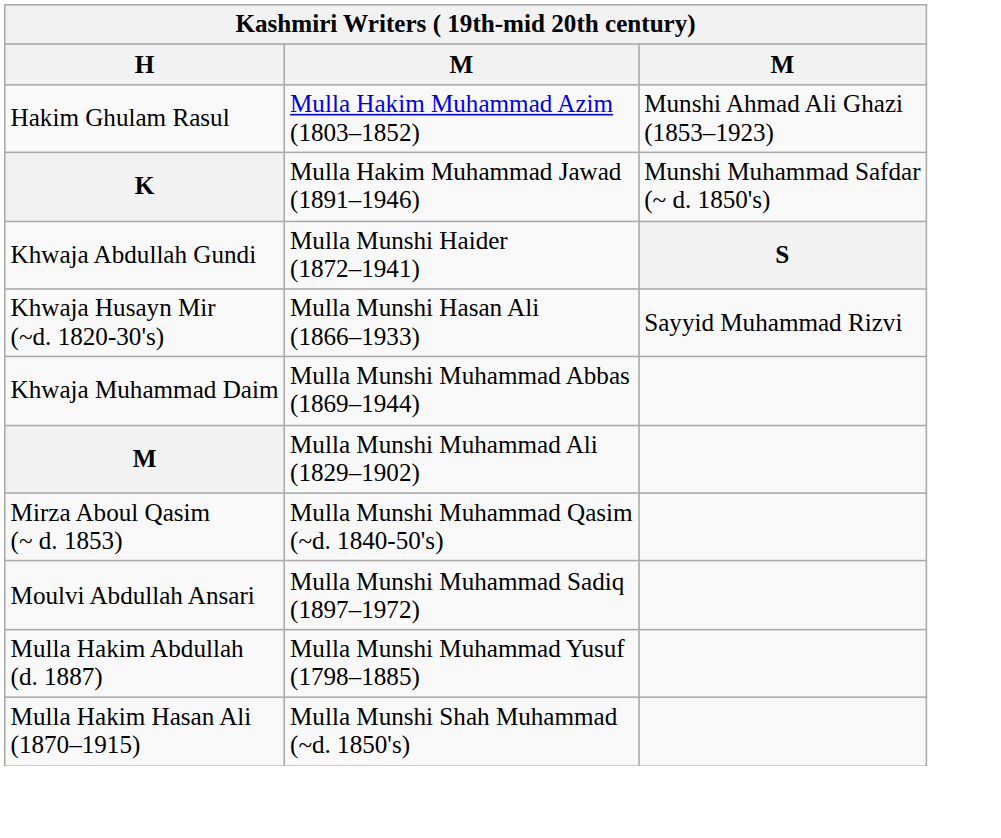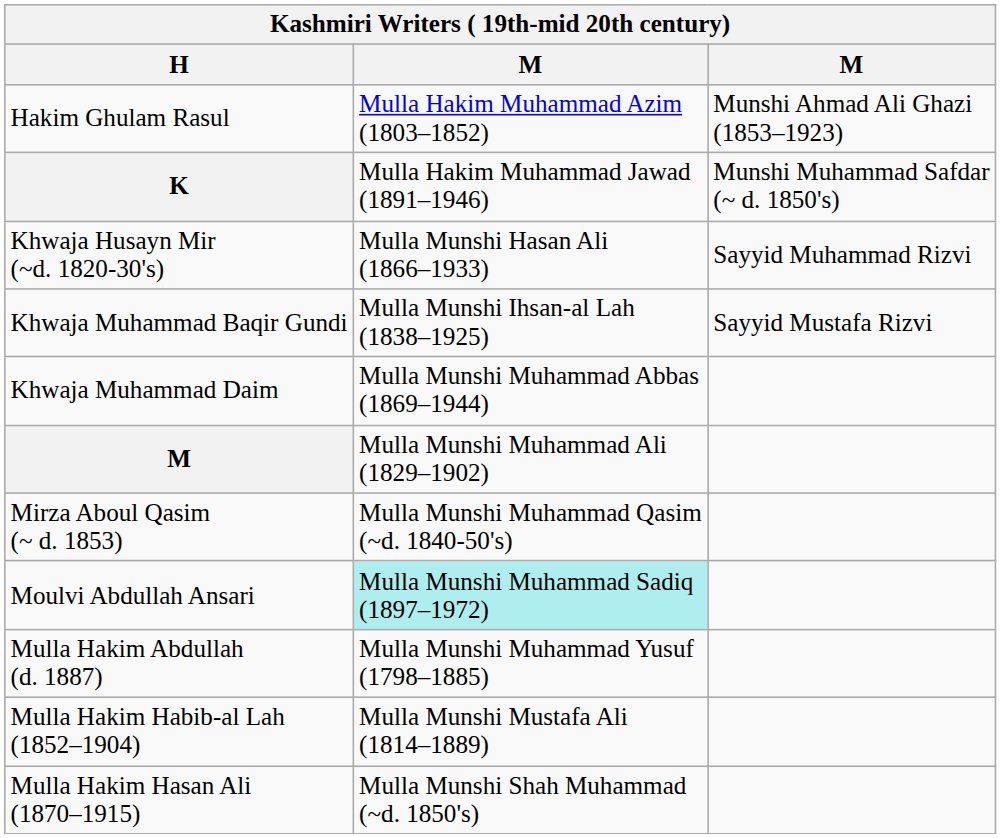- row: (133, 254)
+ row: (179, 322)
(457, 594) no background -> (526, 594) paleturquoise background
+ row: (154, 731)
